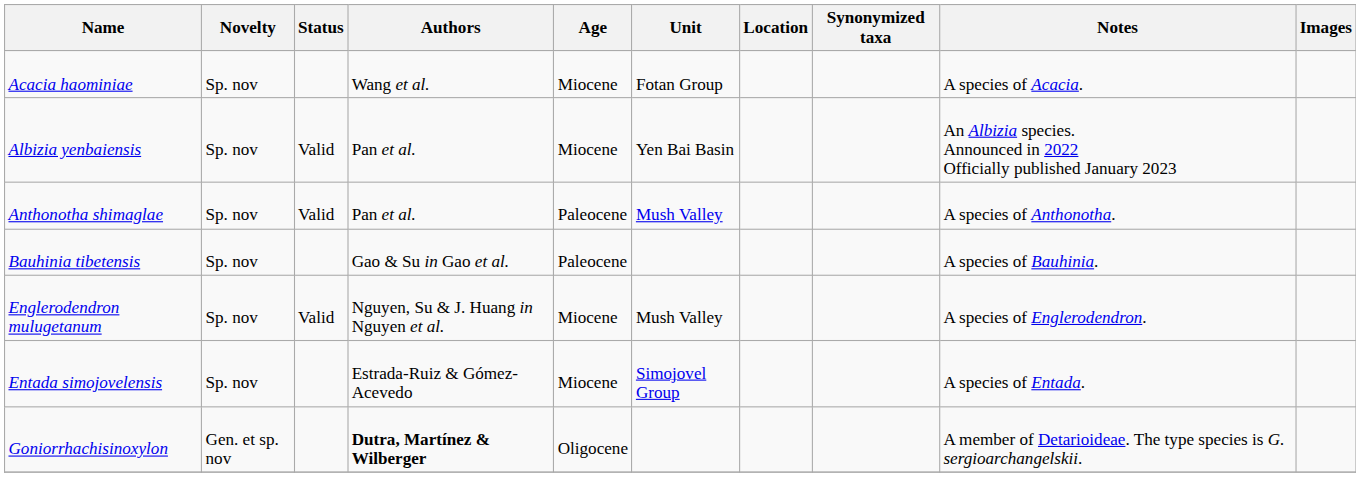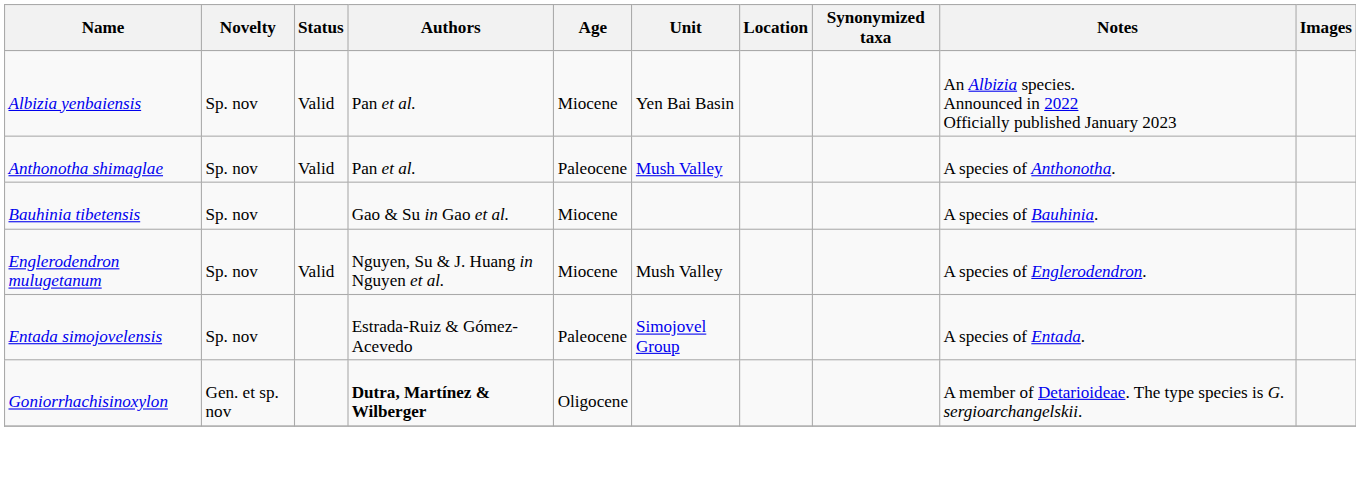- row: (71, 83)
(592, 261) Paleocene -> (588, 215) Miocene
(588, 383) Miocene -> (592, 336) Paleocene
